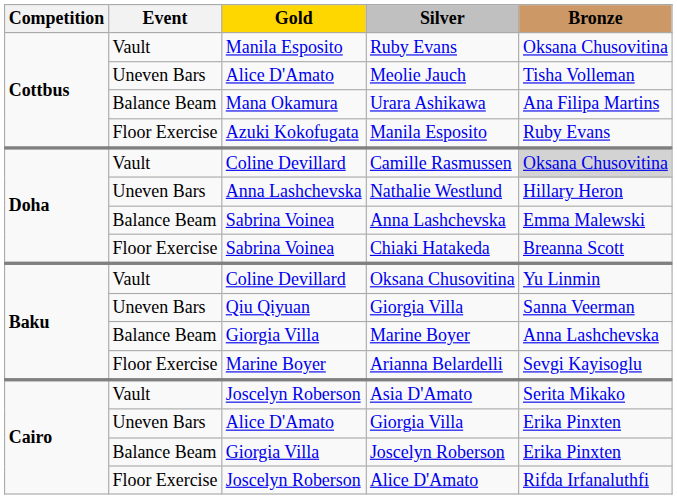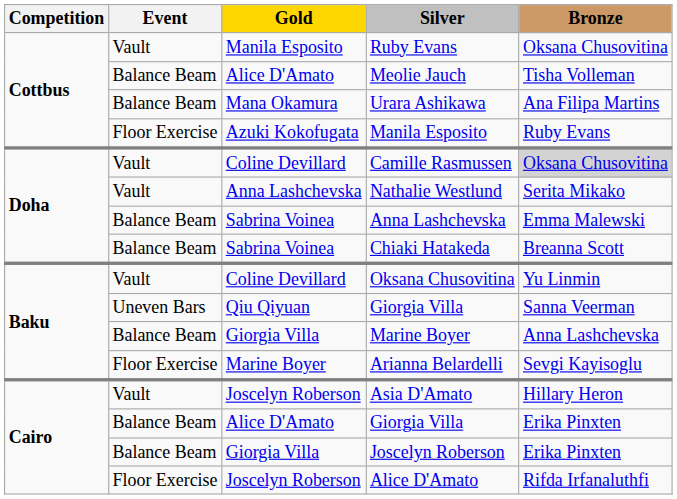(159, 75) Uneven Bars -> (165, 75) Balance Beam
(159, 191) Uneven Bars -> (131, 191) Vault
(573, 191) Hillary Heron -> (574, 191) Serita Mikako
(165, 248) Floor Exercise -> (165, 248) Balance Beam
(574, 394) Serita Mikako -> (573, 394) Hillary Heron
(159, 423) Uneven Bars -> (165, 423) Balance Beam
